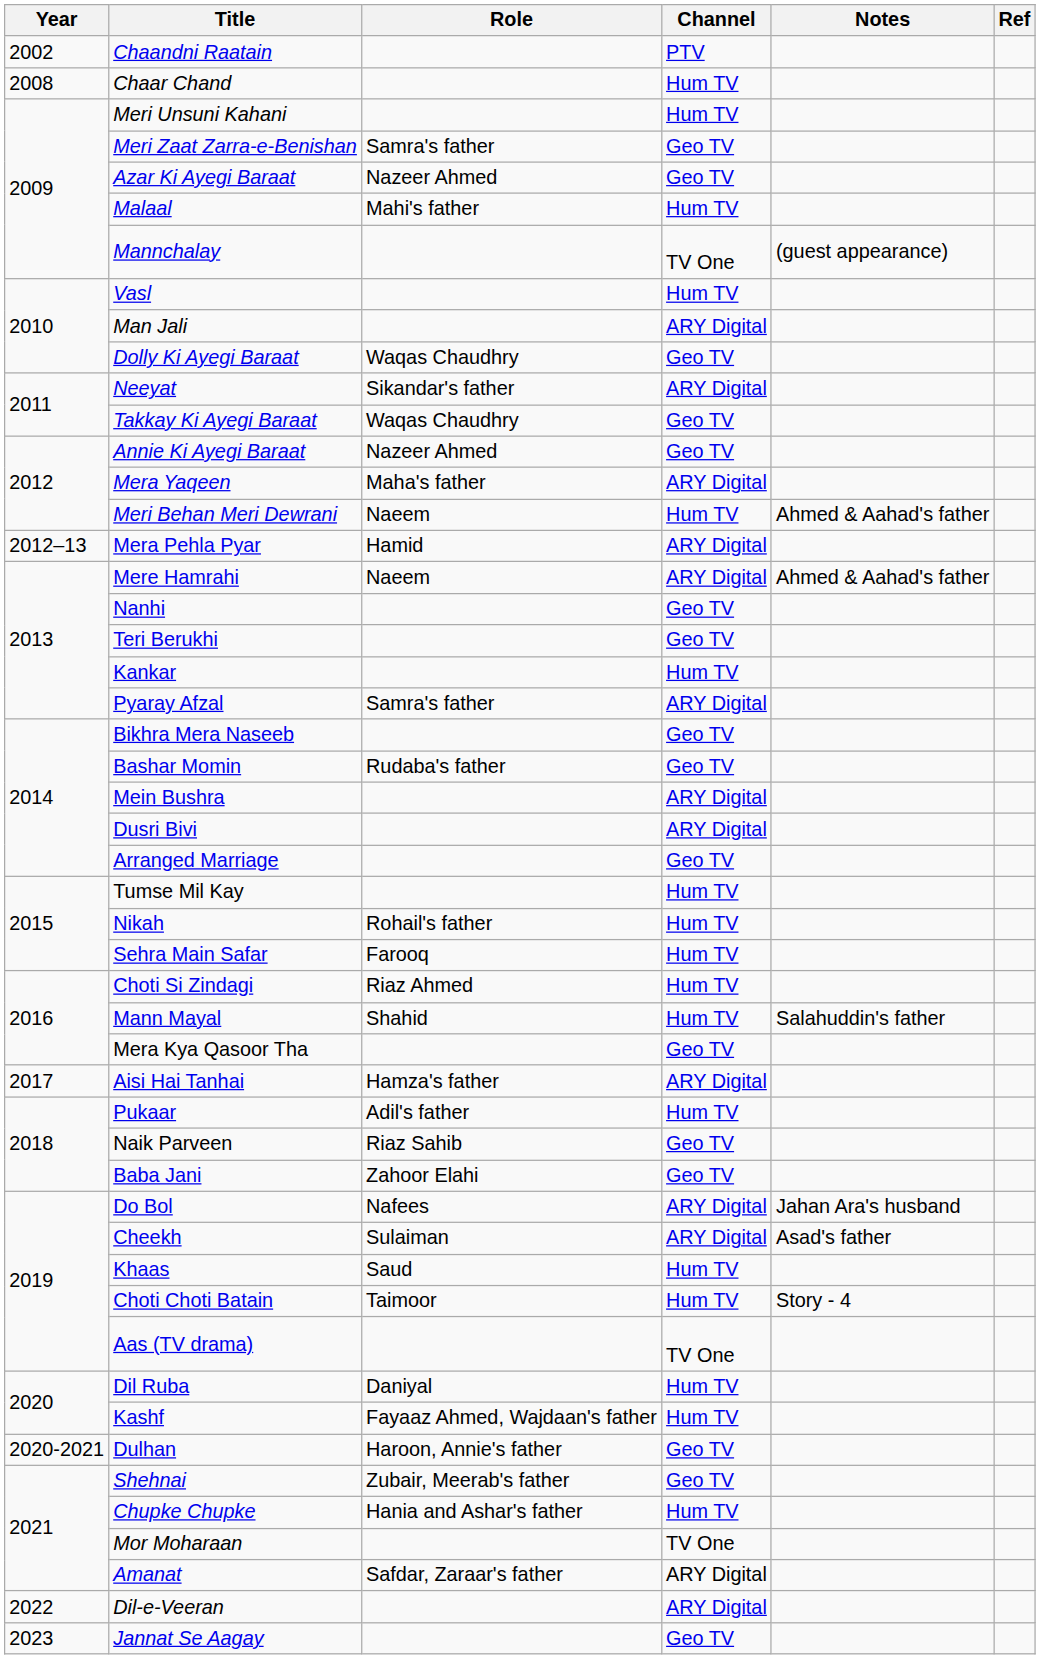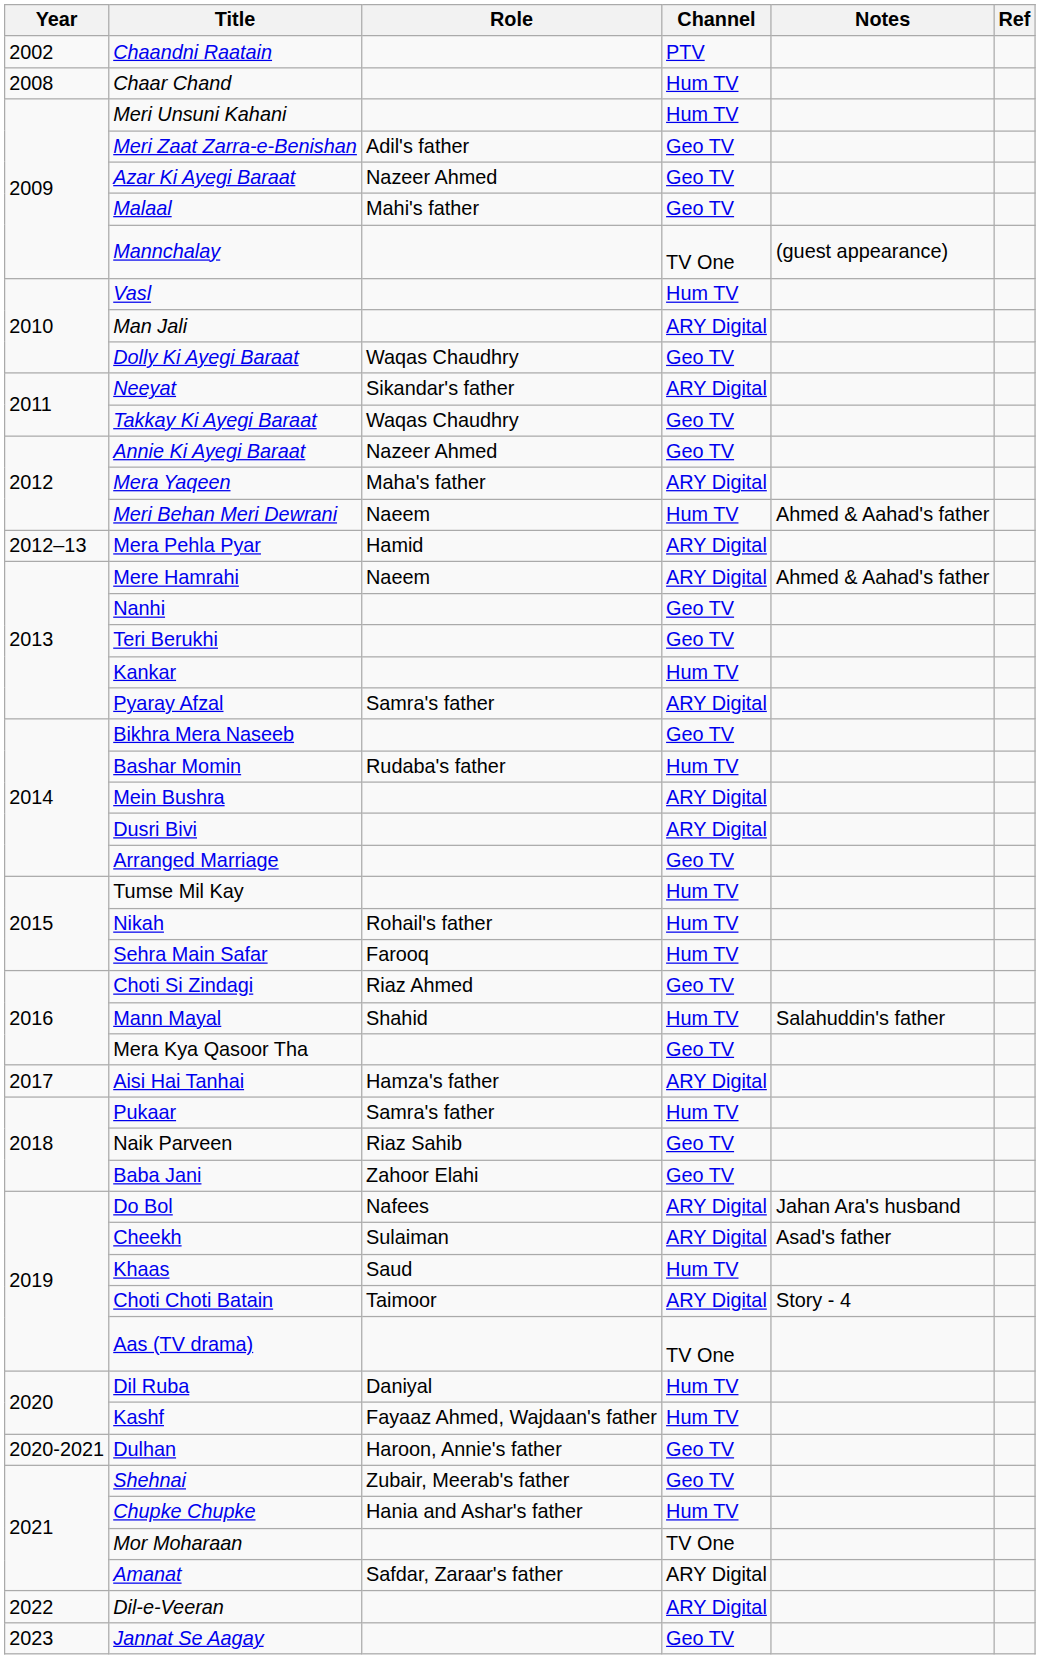(430, 146) Samra's father -> (418, 146) Adil's father
(702, 209) Hum TV -> (700, 209) Geo TV
(700, 766) Geo TV -> (702, 766) Hum TV
(702, 986) Hum TV -> (700, 986) Geo TV
(418, 1112) Adil's father -> (430, 1112) Samra's father
(702, 1301) Hum TV -> (716, 1301) ARY Digital
